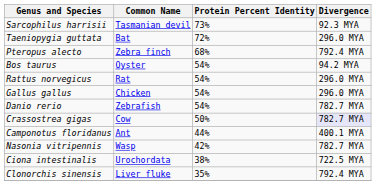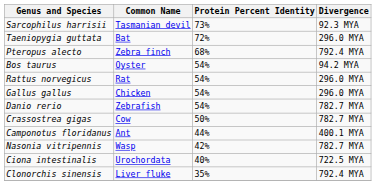(341, 120) lavender background -> (341, 120) no background
(202, 160) 38% -> (202, 160) 40%
